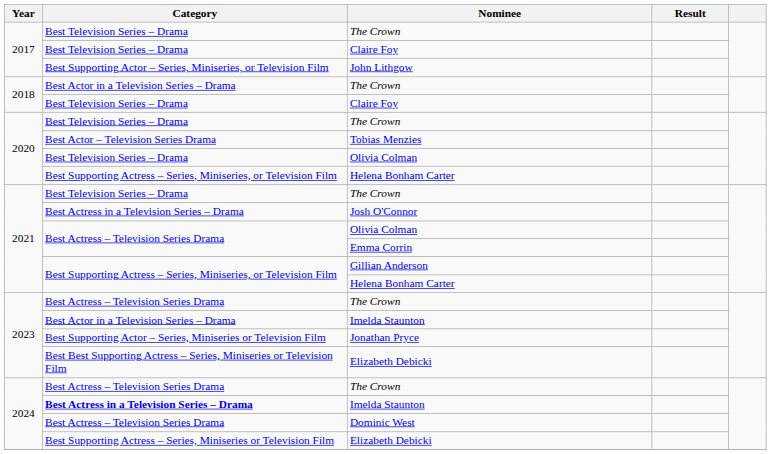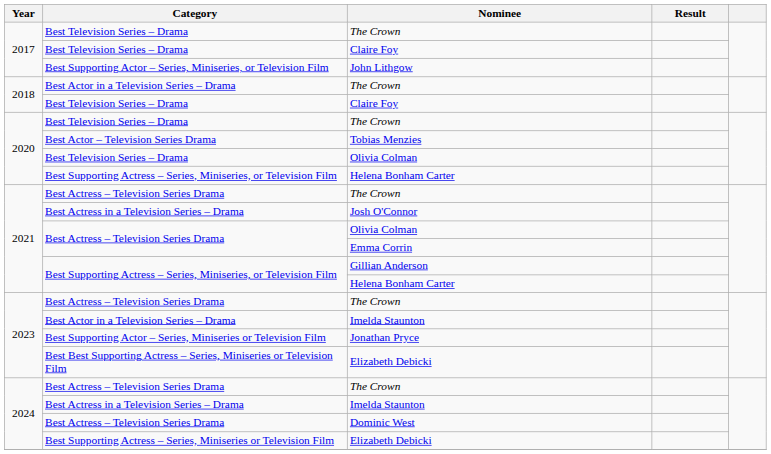(117, 193) Best Television Series – Drama -> (135, 193) Best Actress – Television Series Drama
(149, 404) bold -> (144, 404) normal
